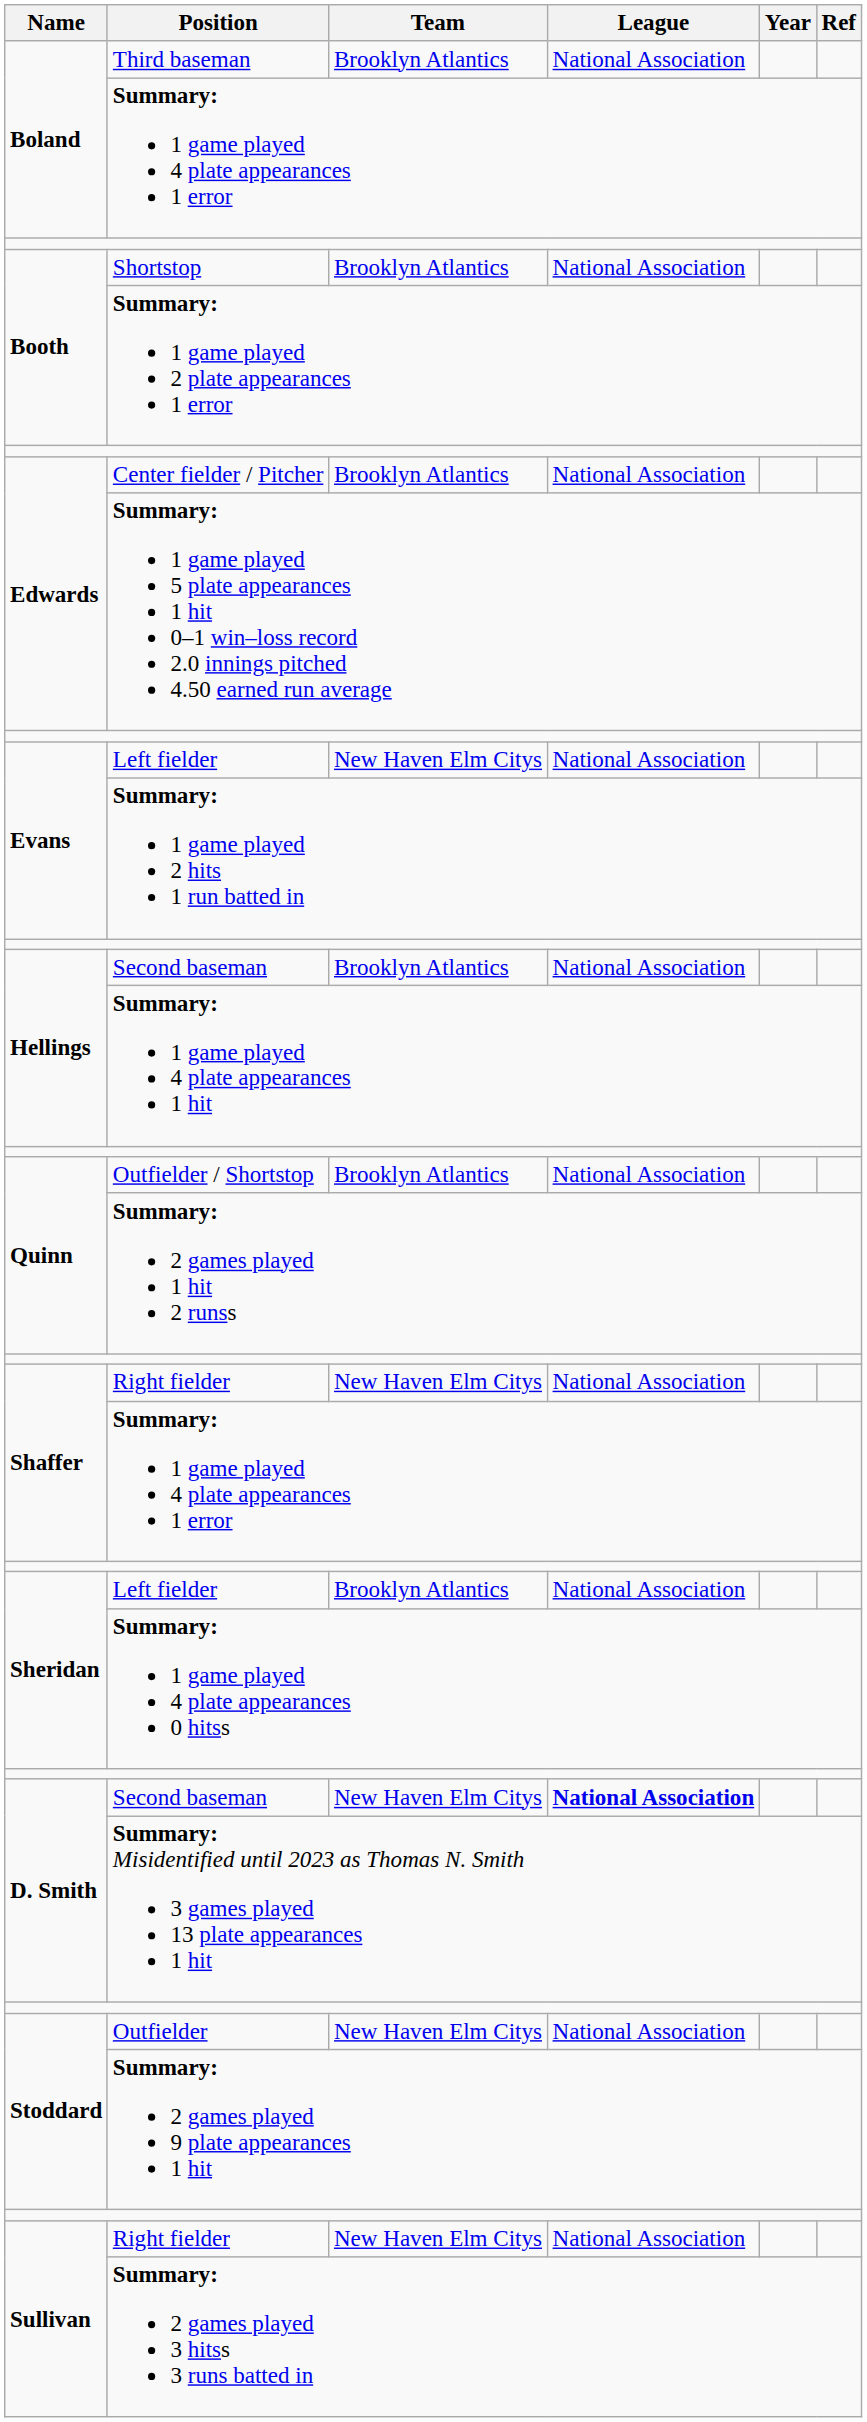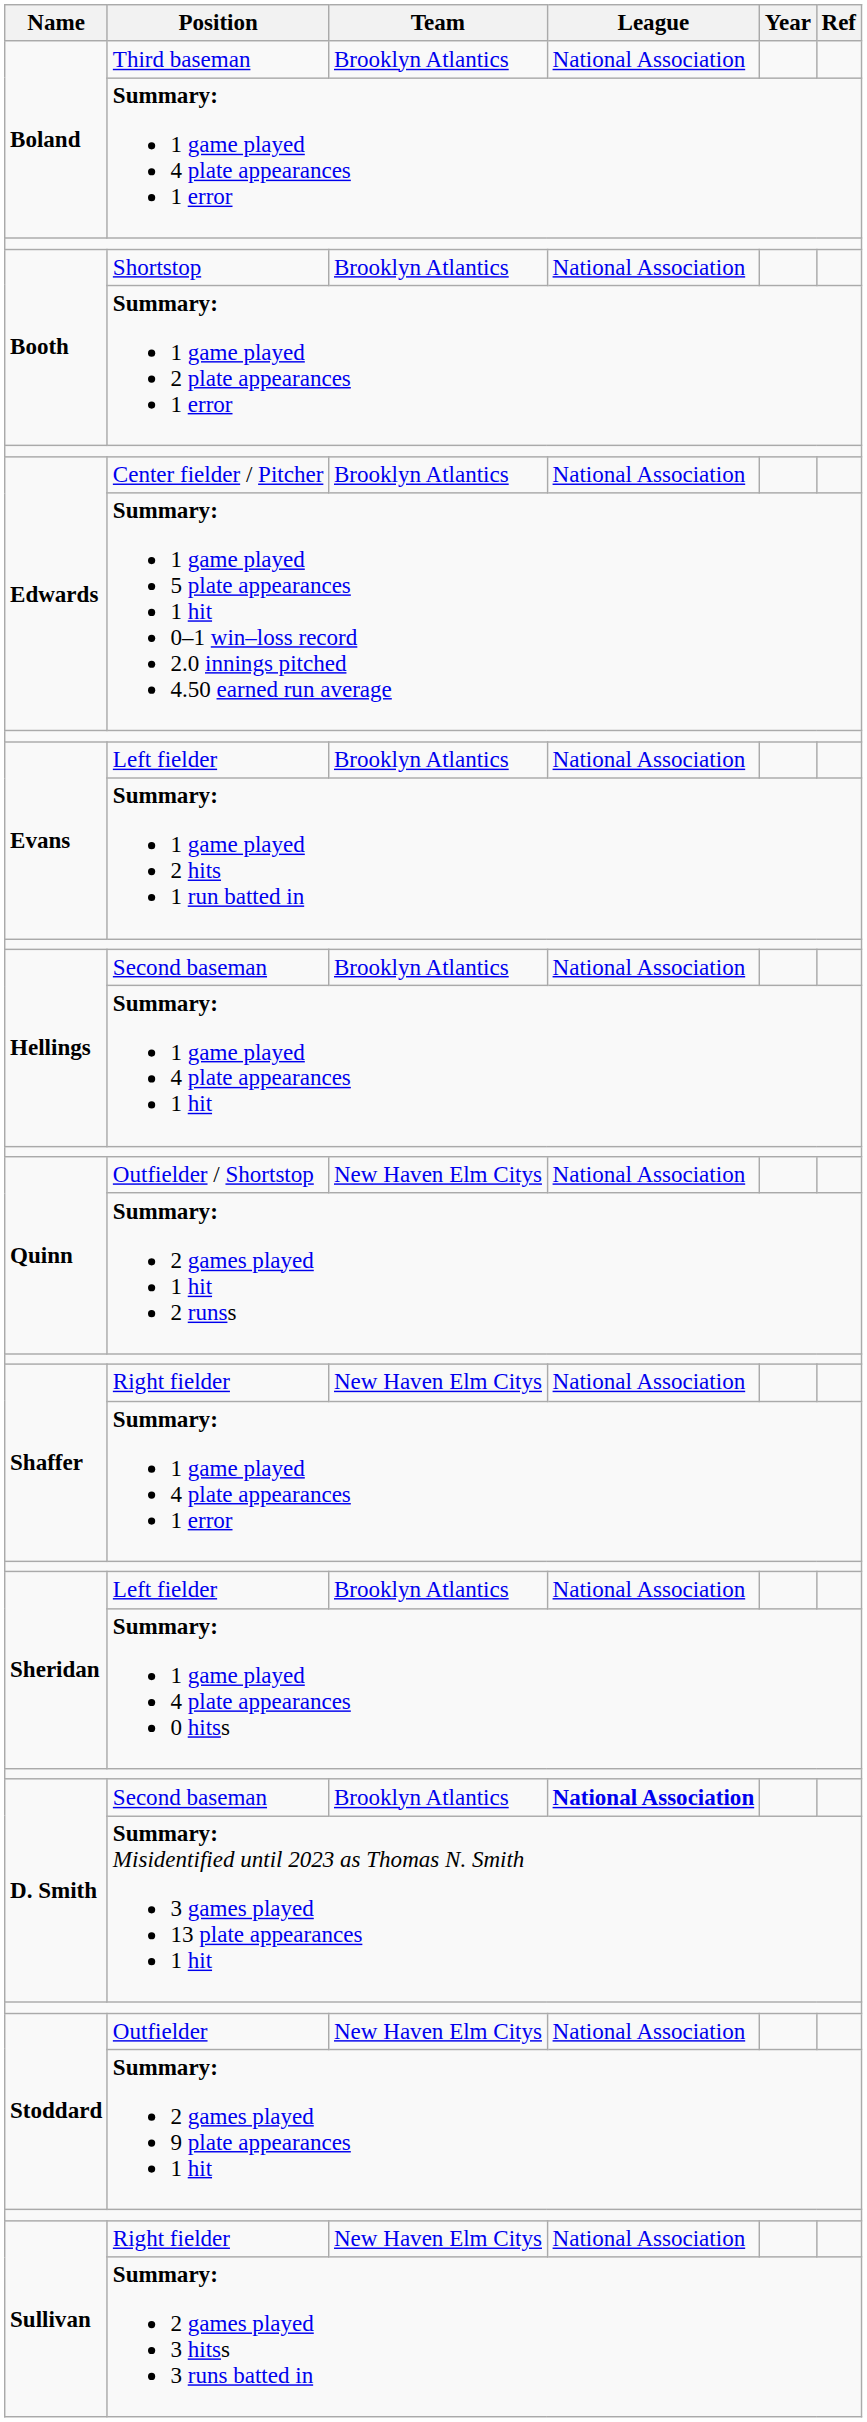(438, 759) New Haven Elm Citys -> (421, 759) Brooklyn Atlantics
(421, 1174) Brooklyn Atlantics -> (438, 1174) New Haven Elm Citys
(438, 1797) New Haven Elm Citys -> (421, 1797) Brooklyn Atlantics
